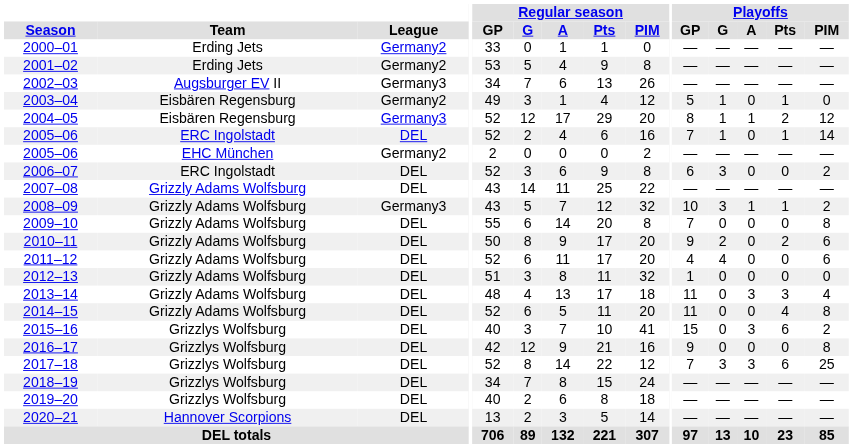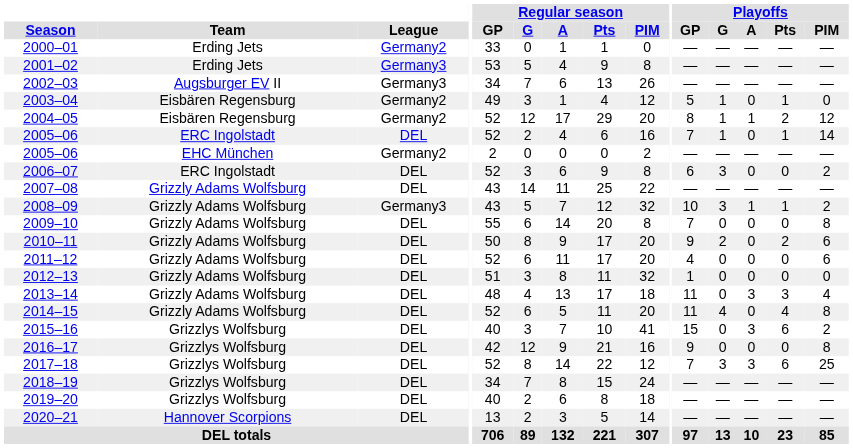(414, 65) Germany2 -> (414, 65) Germany3
(414, 118) Germany3 -> (414, 118) Germany2
(723, 259) 4 -> (723, 259) 0
(723, 312) 0 -> (723, 312) 4
